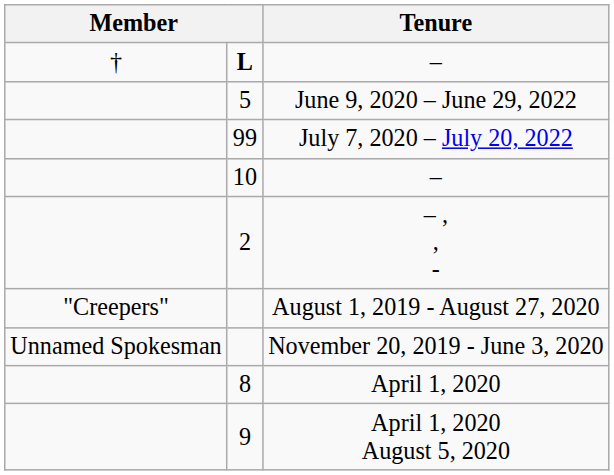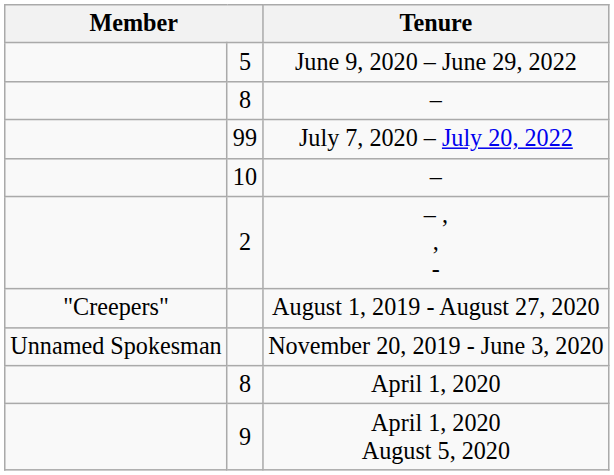- row: (245, 61)
+ row: (245, 100)
